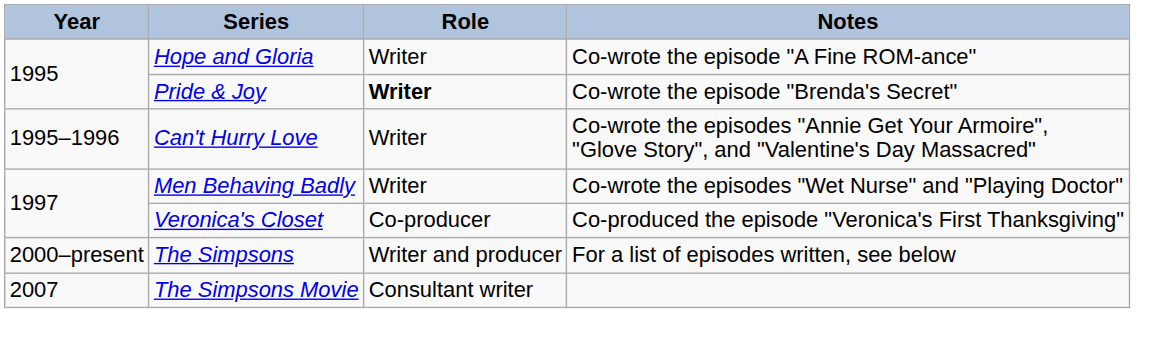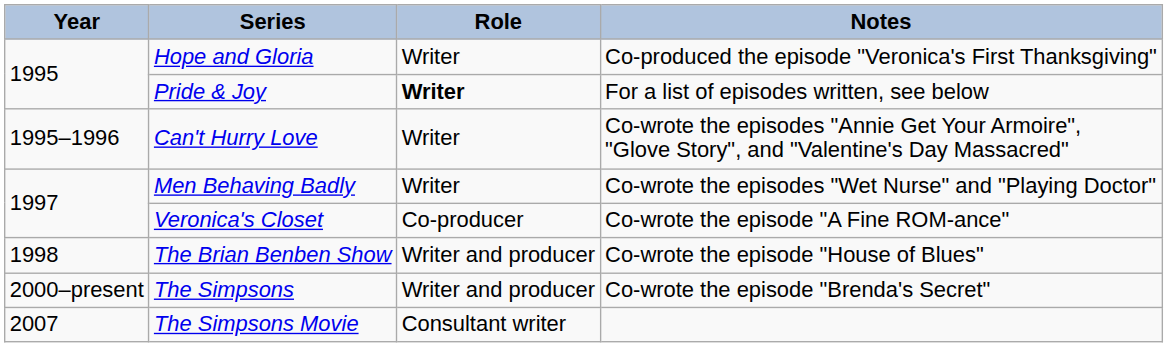(774, 56) Co-wrote the episode "A Fine ROM-ance" -> (881, 56) Co-produced the episode "Veronica's First Thanksgiving"
(765, 91) Co-wrote the episode "Brenda's Secret" -> (797, 91) For a list of episodes written, see below
(848, 220) Co-produced the episode "Veronica's First Thanksgiving" -> (807, 220) Co-wrote the episode "A Fine ROM-ance"
+ row: (273, 255)
(764, 255) For a list of episodes written, see below -> (798, 289) Co-wrote the episode "Brenda's Secret"
